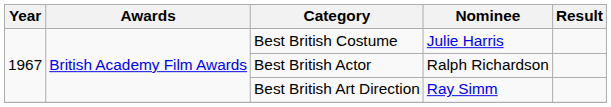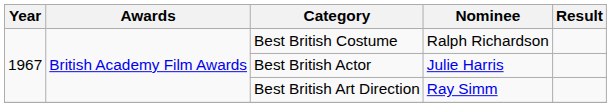(465, 41) Julie Harris -> (488, 41) Ralph Richardson
(488, 65) Ralph Richardson -> (465, 65) Julie Harris
